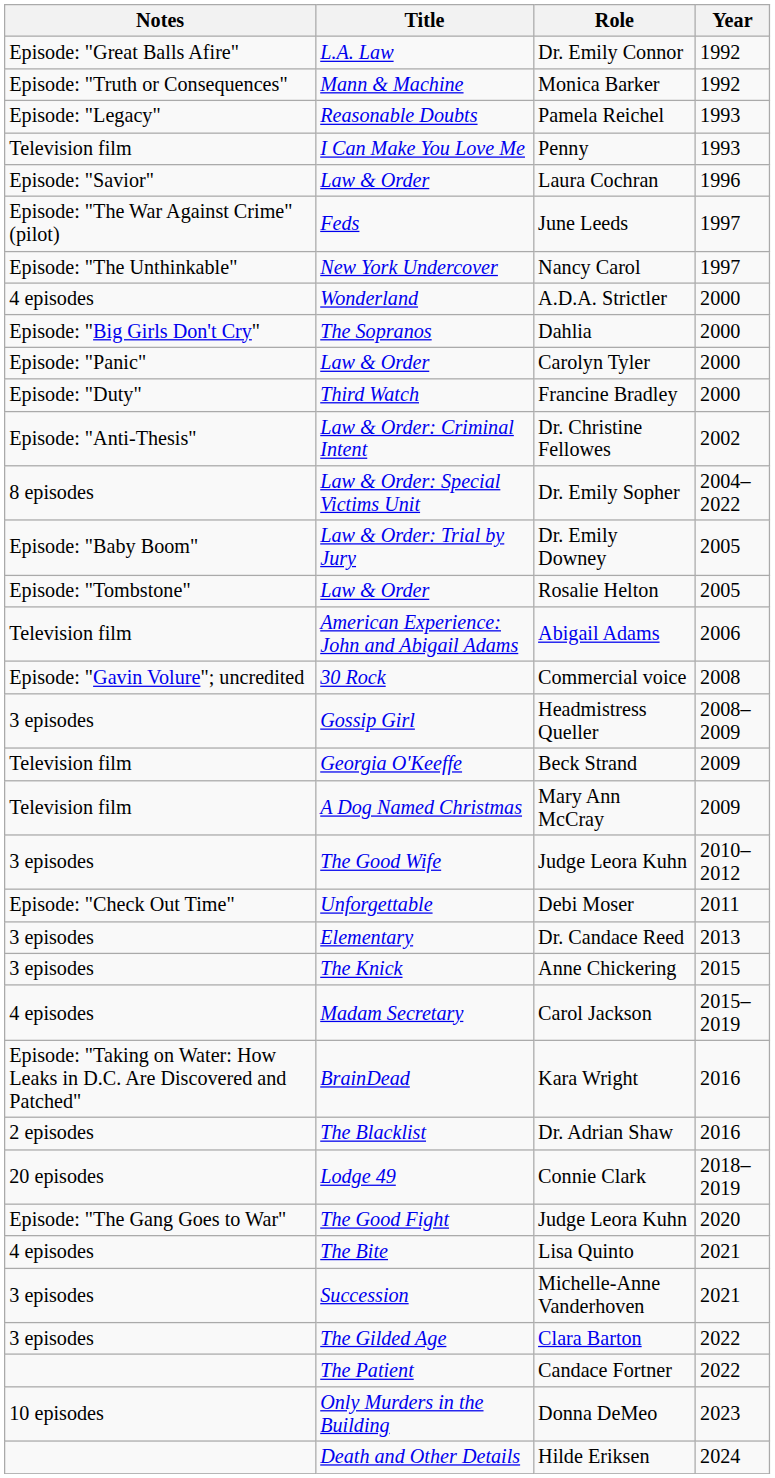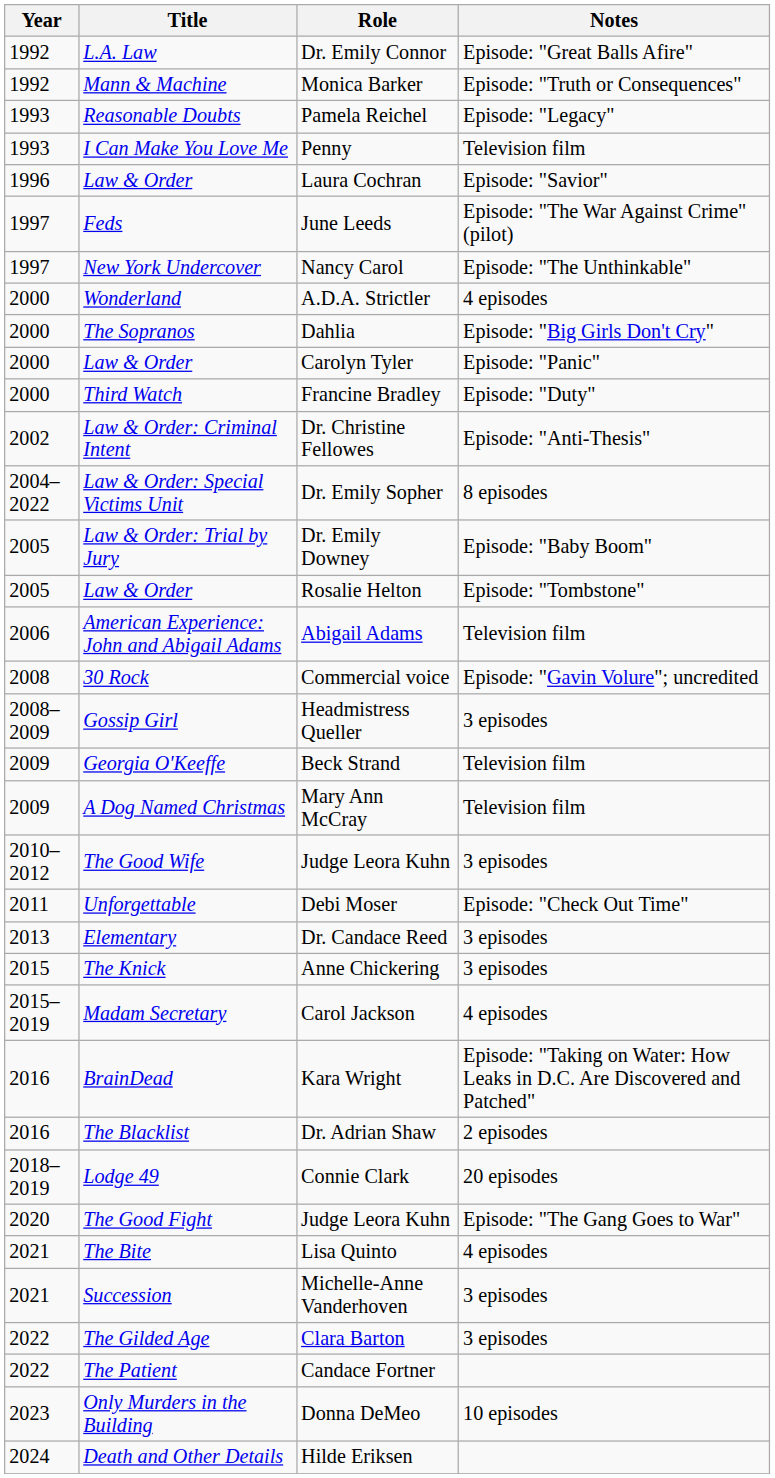columns swapped: (732, 20) <-> (160, 20)
